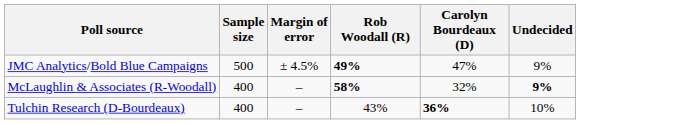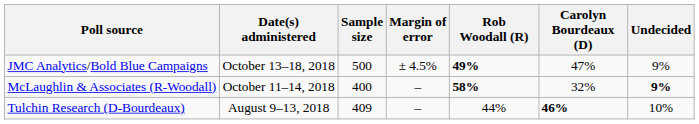+ column: (279, 29)
(243, 108) 400 -> (362, 108) 409
(375, 108) 43% -> (494, 108) 44%
(436, 108) 36% -> (555, 108) 46%
